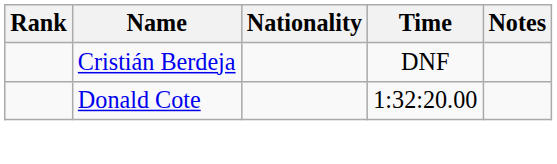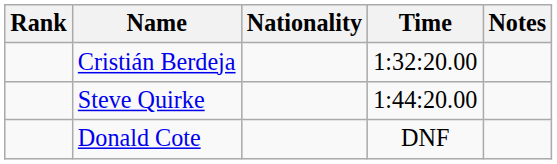(425, 61) DNF -> (425, 61) 1:32:20.00
+ row: (141, 100)
(425, 100) 1:32:20.00 -> (425, 138) DNF
